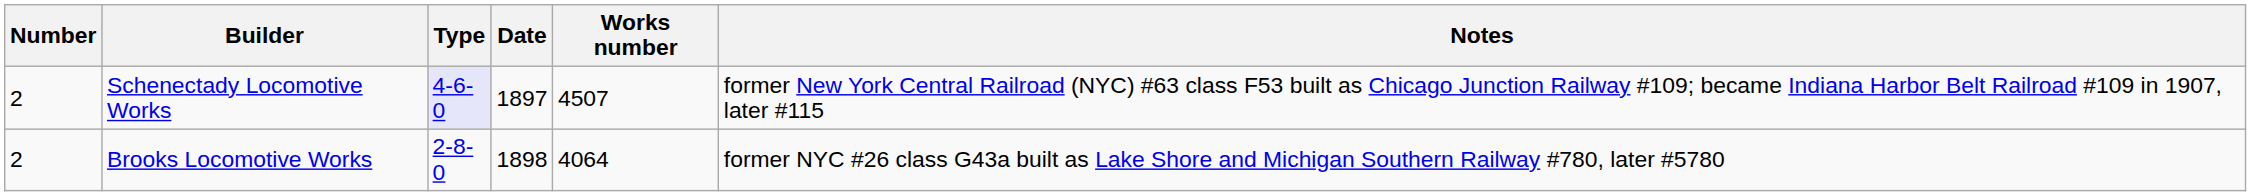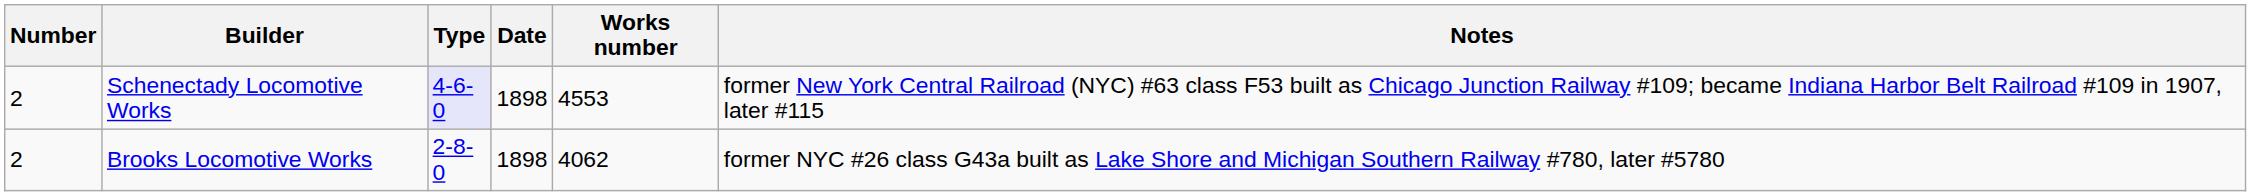(522, 97) 1897 -> (522, 97) 1898
(583, 97) 4507 -> (583, 97) 4553
(583, 159) 4064 -> (583, 159) 4062
